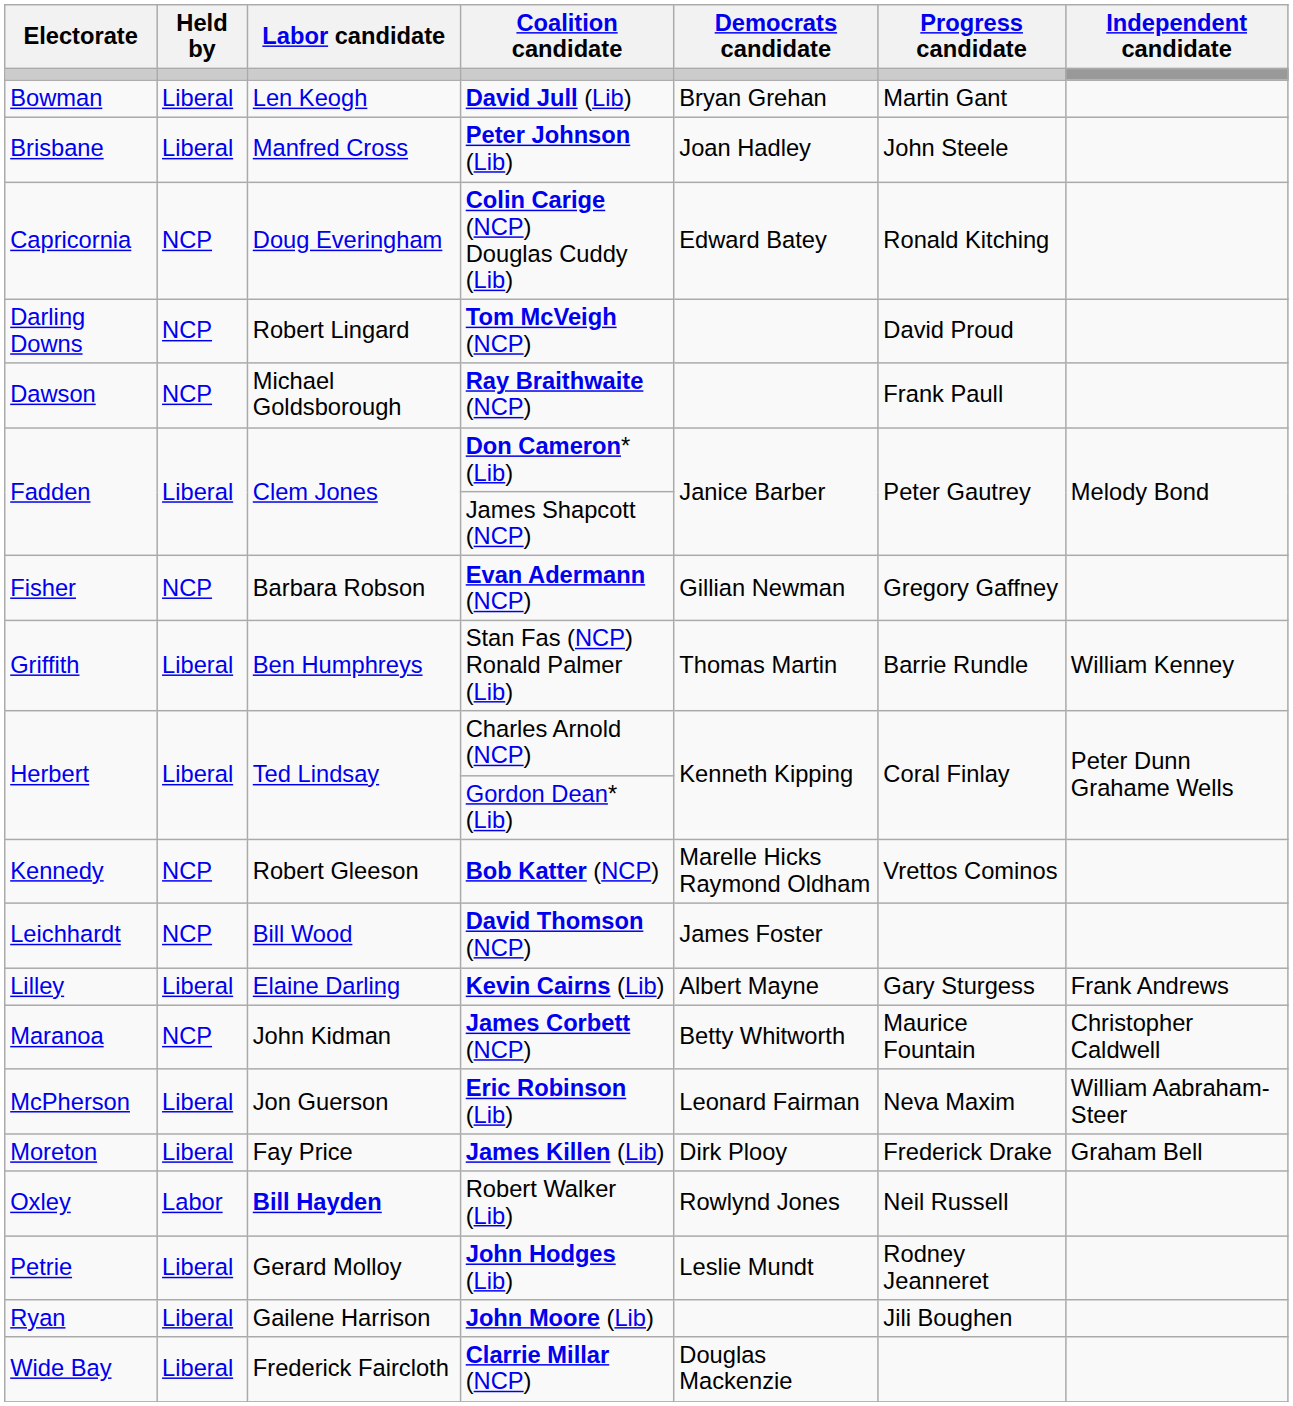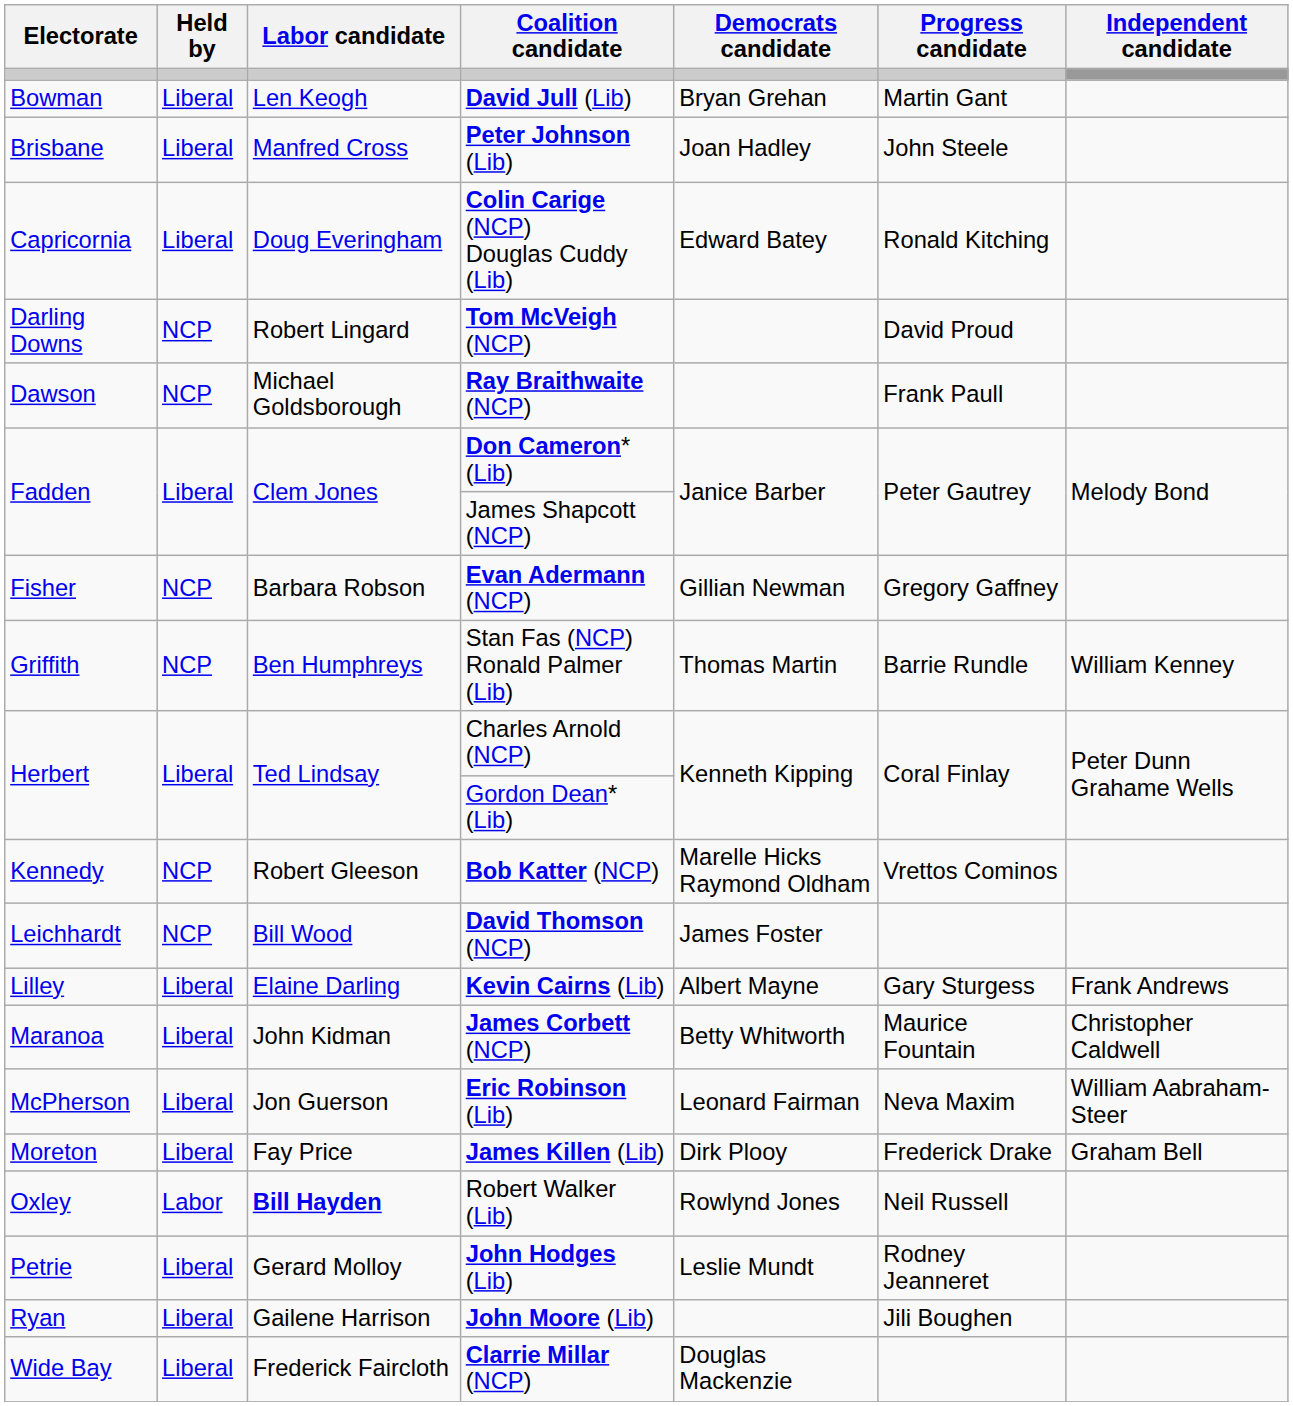(187, 240) NCP -> (198, 240) Liberal
(198, 665) Liberal -> (187, 665) NCP
(187, 1037) NCP -> (198, 1037) Liberal
